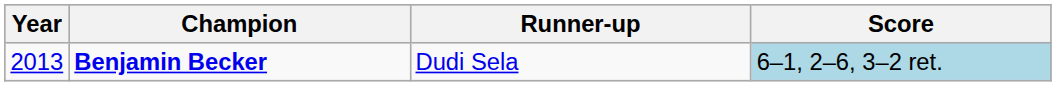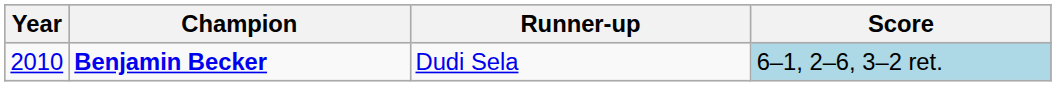(37, 62) 2013 -> (37, 62) 2010
